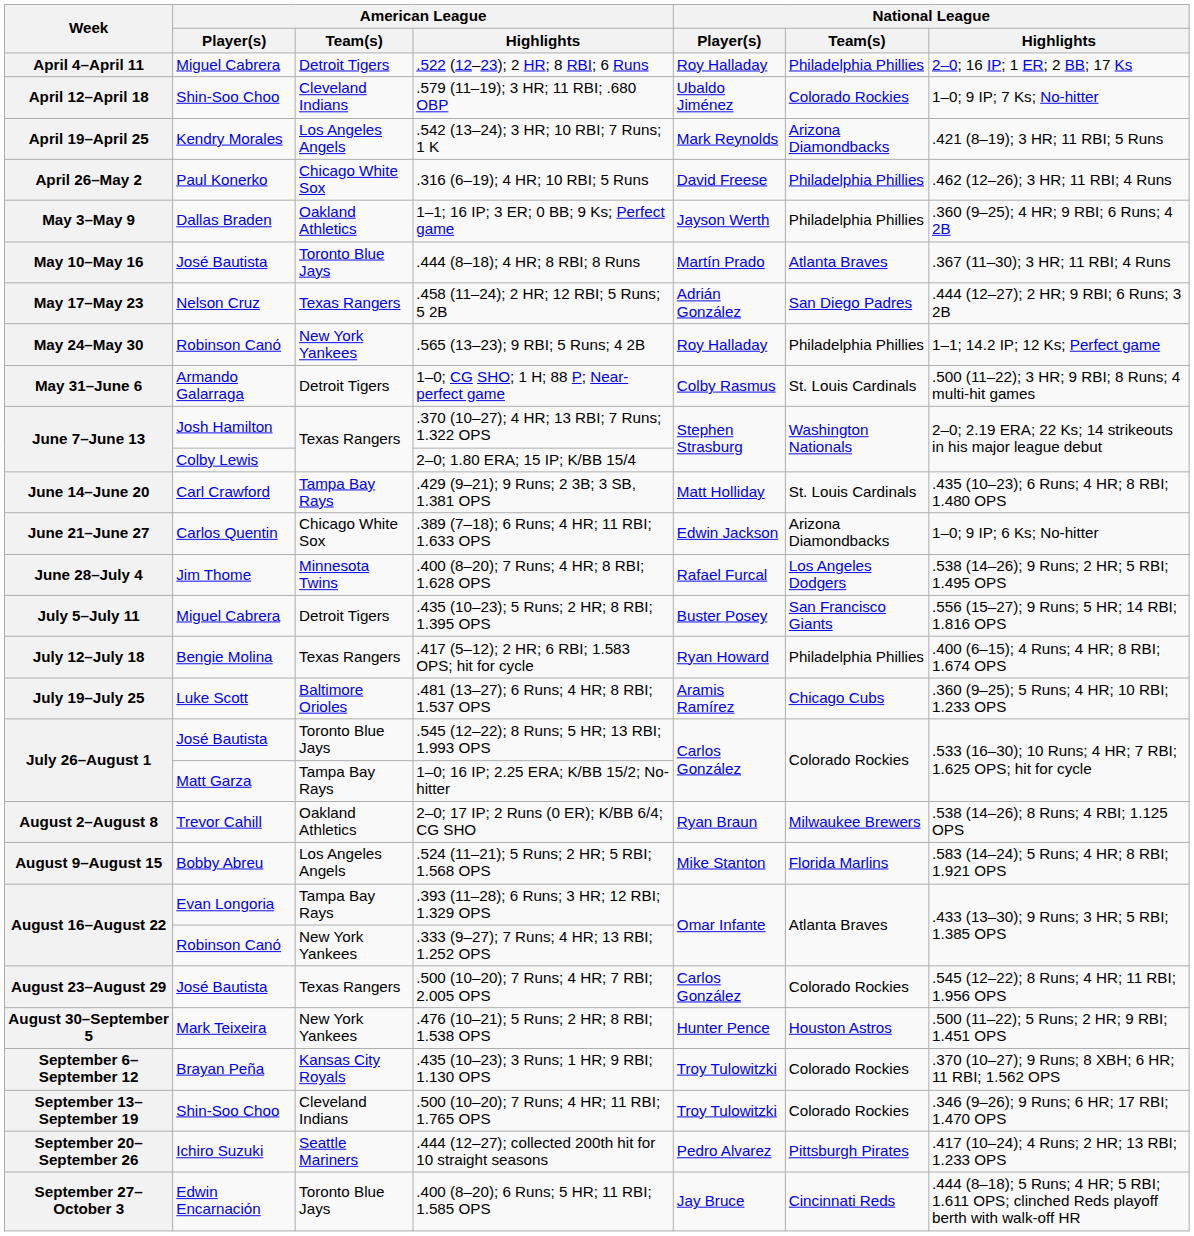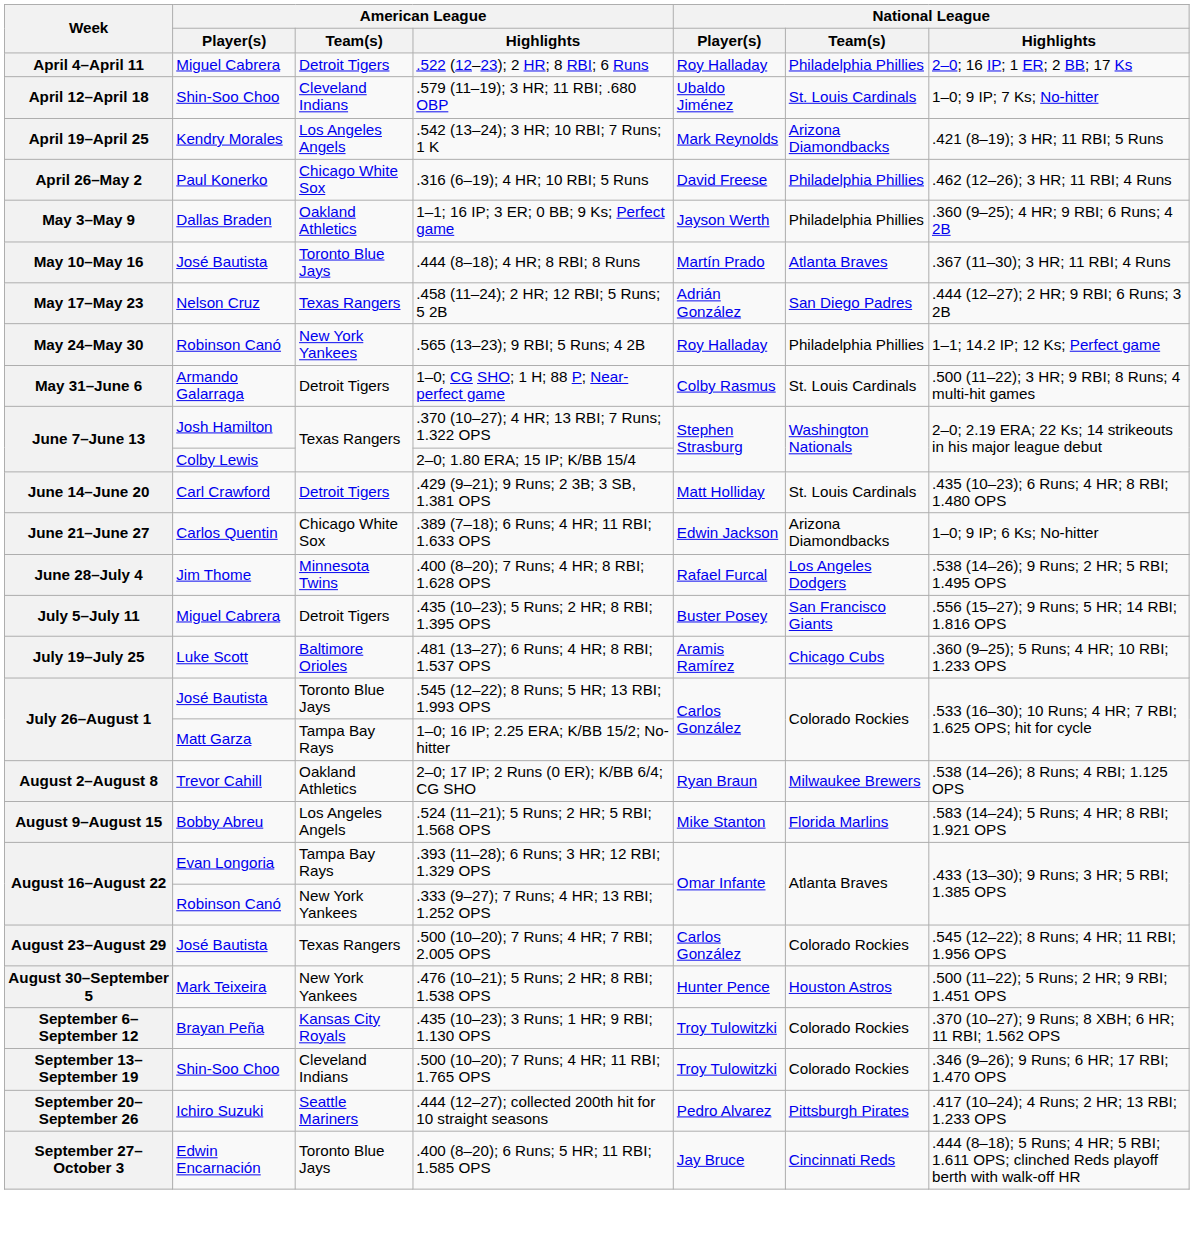(849, 97) Colorado Rockies -> (853, 97) St. Louis Cardinals
(337, 492) Tampa Bay Rays -> (344, 492) Detroit Tigers
- row: (523, 657)
